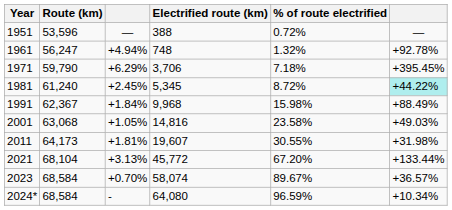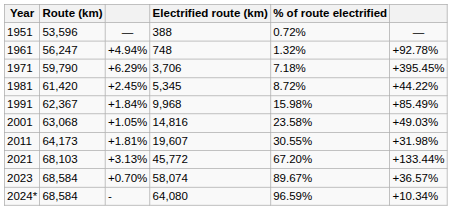(60, 86) 61,240 -> (60, 86) 61,420
(415, 86) paleturquoise background -> (415, 86) no background
(415, 104) +88.49% -> (415, 104) +85.49%
(60, 159) 68,104 -> (60, 159) 68,103
